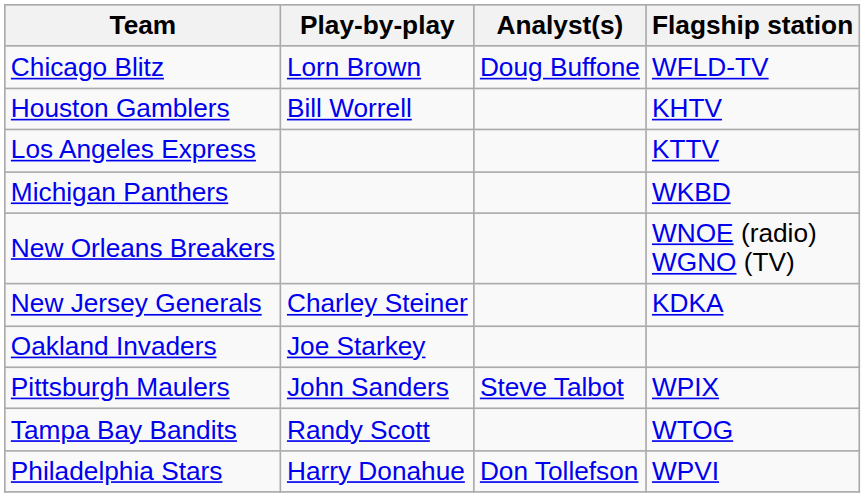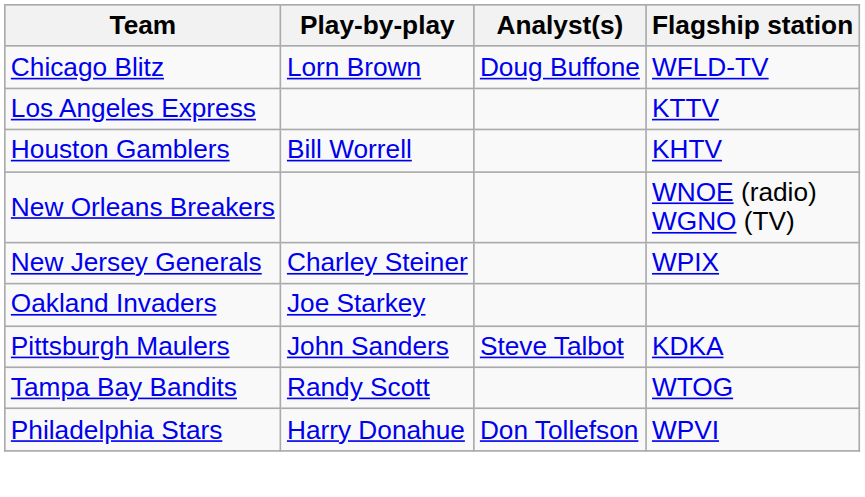rows swapped: (120, 108) <-> (133, 150)
- row: (120, 191)
(688, 304) KDKA -> (686, 262) WPIX
(686, 387) WPIX -> (688, 346) KDKA
